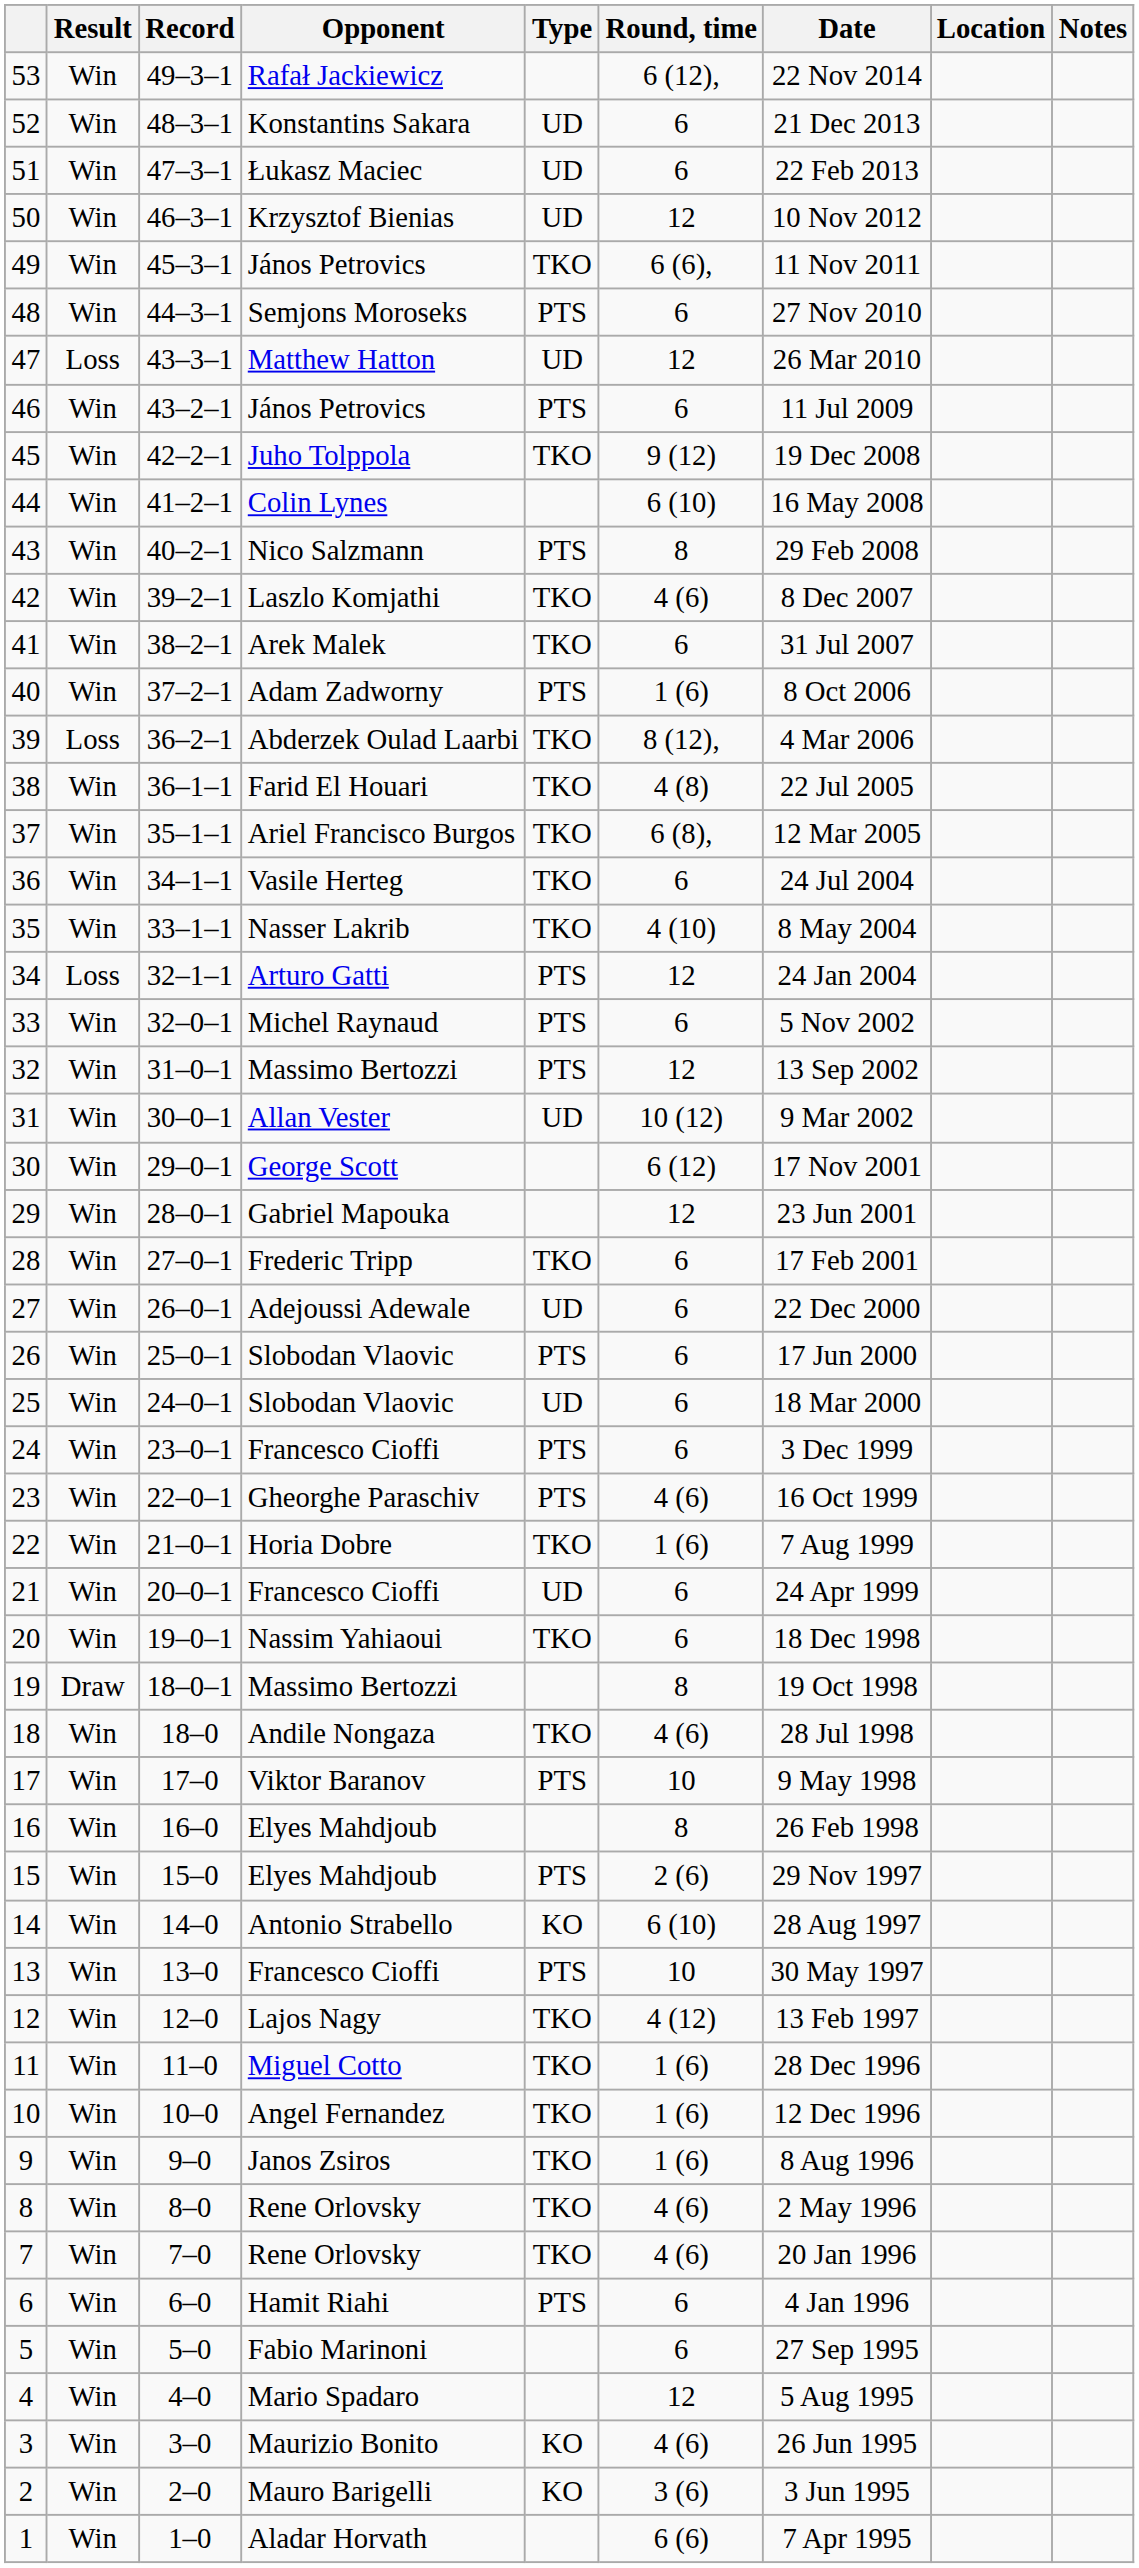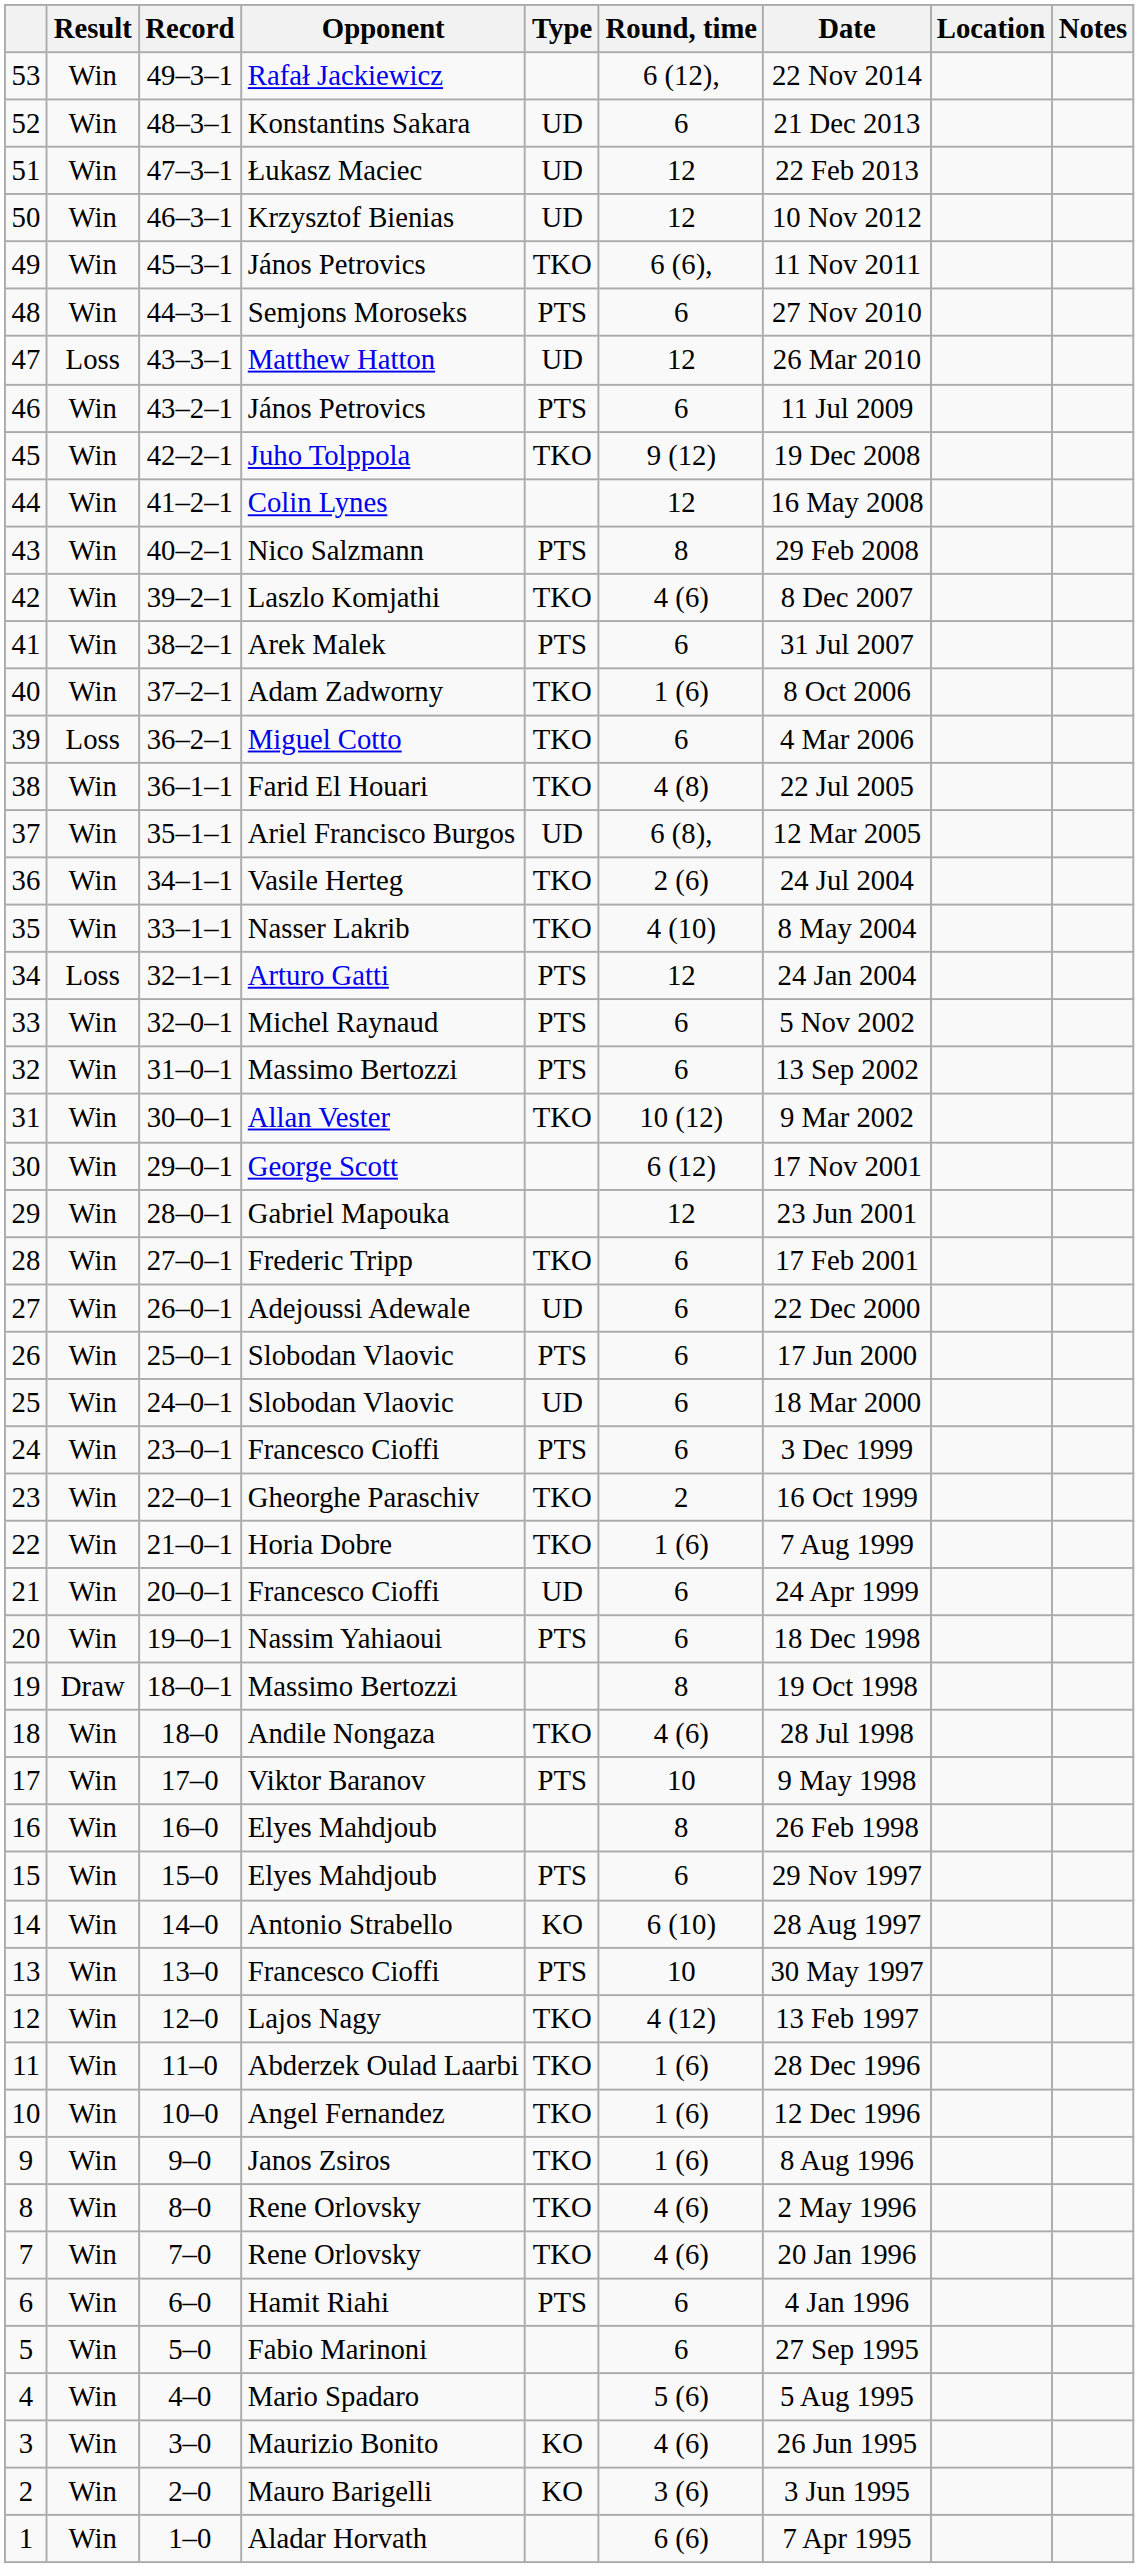(681, 170) 6 -> (681, 170) 12
(681, 502) 6 (10) -> (681, 502) 12
(562, 644) TKO -> (562, 644) PTS
(562, 691) PTS -> (562, 691) TKO
(383, 738) Abderzek Oulad Laarbi -> (325, 738) Miguel Cotto
(681, 738) 8 (12), -> (681, 738) 6
(562, 833) TKO -> (562, 833) UD
(681, 880) 6 -> (681, 880) 2 (6)
(681, 1070) 12 -> (681, 1070) 6
(562, 1117) UD -> (562, 1117) TKO
(562, 1496) PTS -> (562, 1496) TKO
(681, 1496) 4 (6) -> (681, 1496) 2
(562, 1638) TKO -> (562, 1638) PTS
(681, 1875) 2 (6) -> (681, 1875) 6
(325, 2065) Miguel Cotto -> (383, 2065) Abderzek Oulad Laarbi
(681, 2396) 12 -> (681, 2396) 5 (6)
